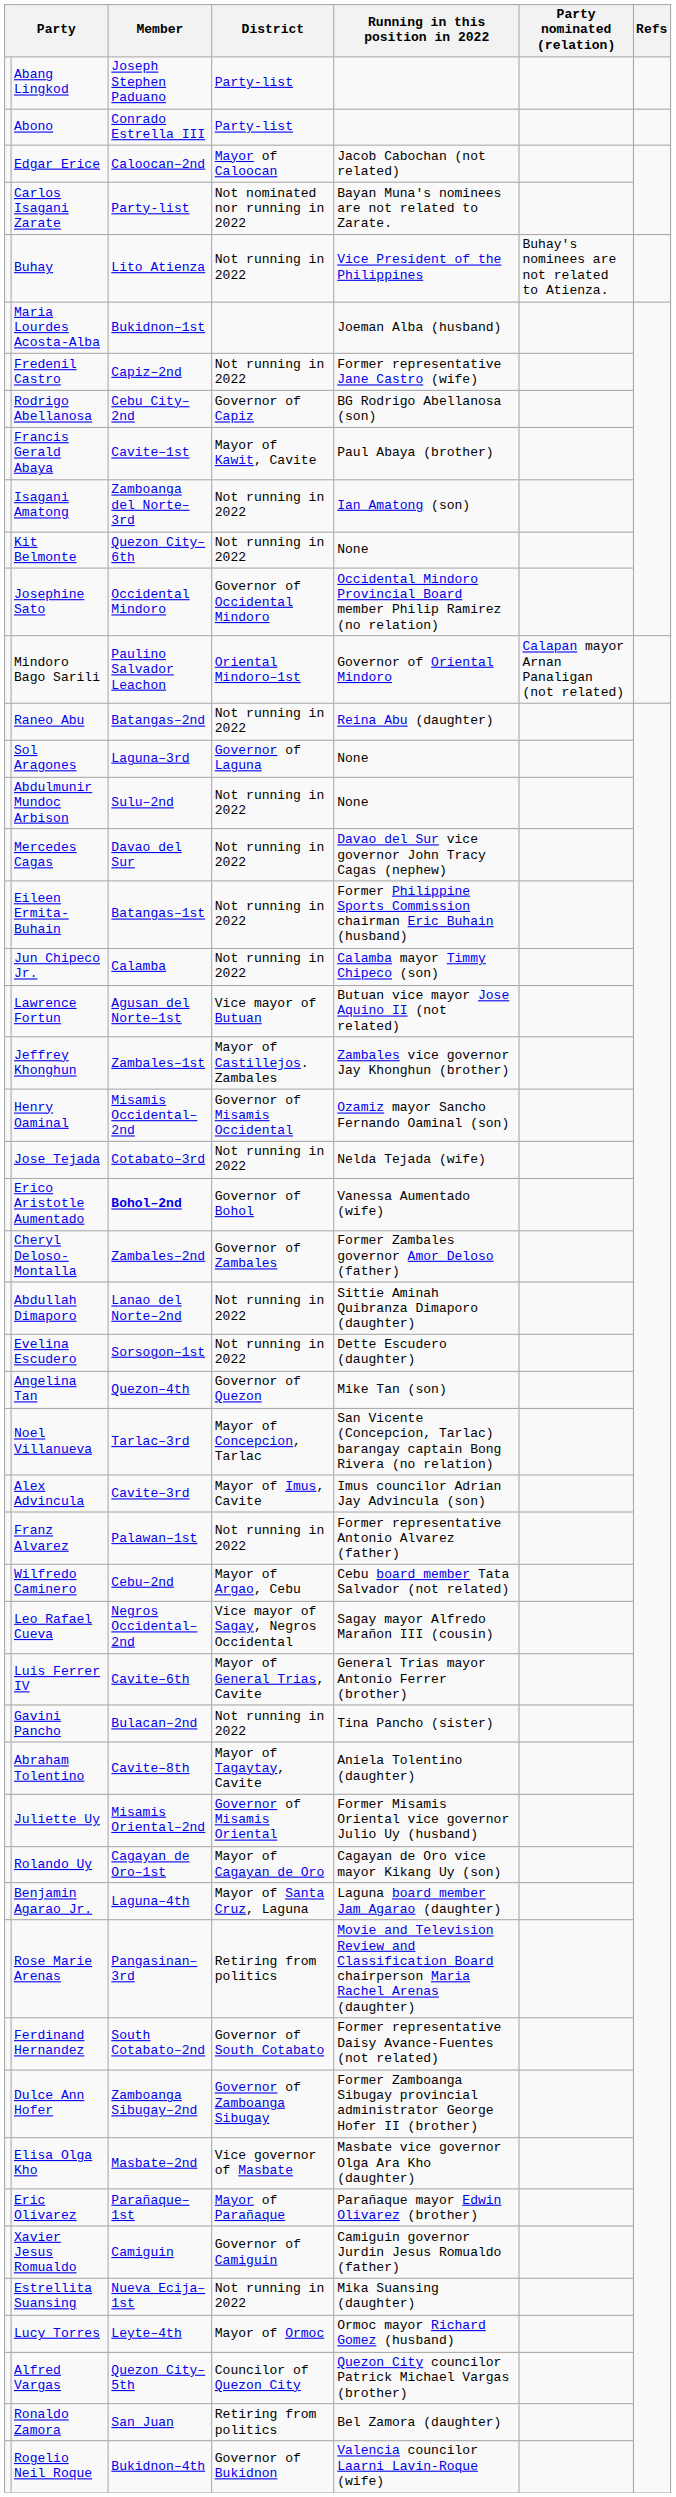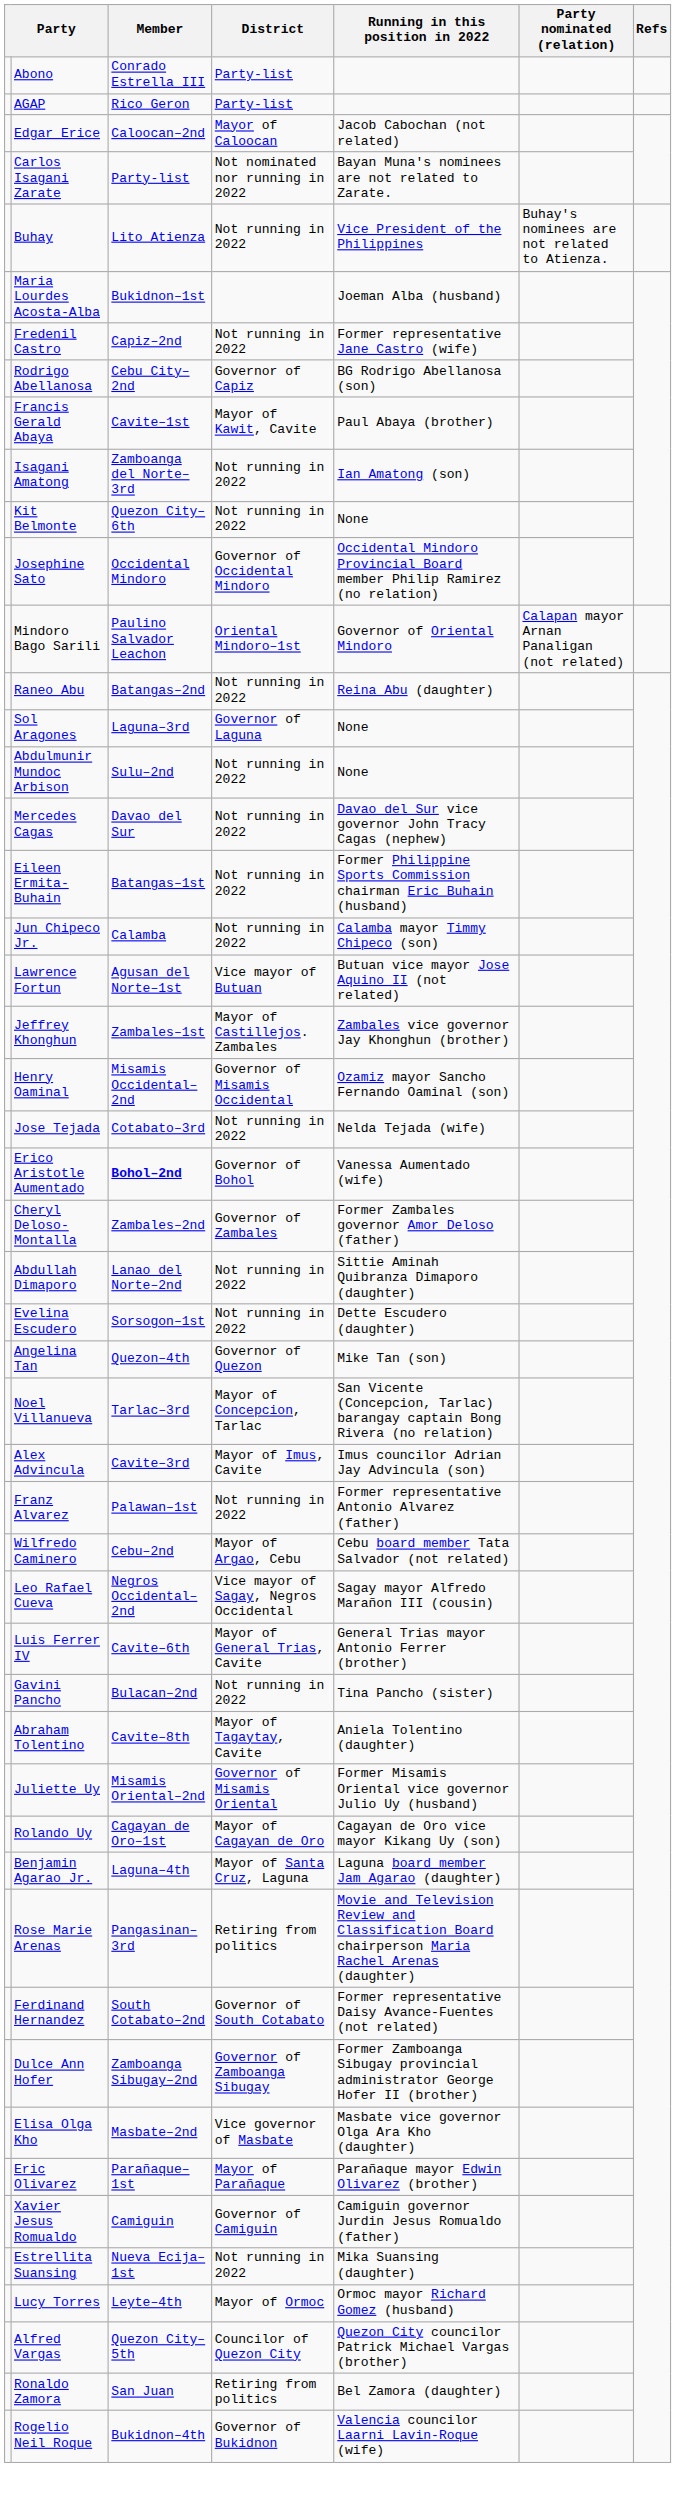- row: (41, 83)
+ row: (30, 104)
